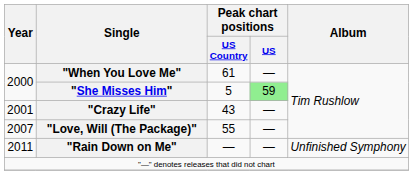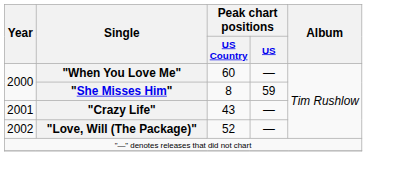(229, 72) 61 -> (229, 72) 60
(229, 91) 5 -> (229, 91) 8
(269, 91) lightgreen background -> (269, 91) no background
(20, 129) 2007 -> (20, 129) 2002
(229, 129) 55 -> (229, 129) 52
- row: (122, 147)
